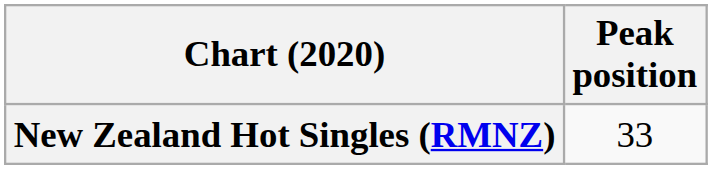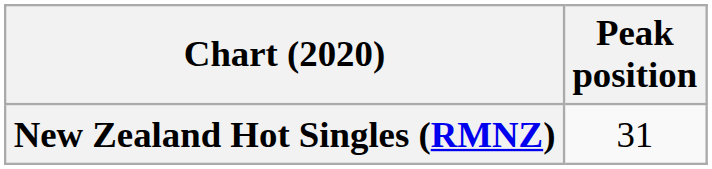(635, 133) 33 -> (635, 133) 31
